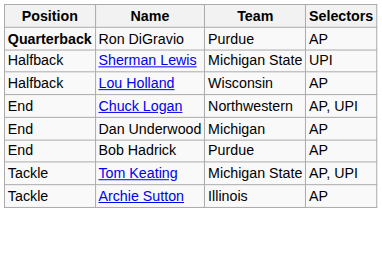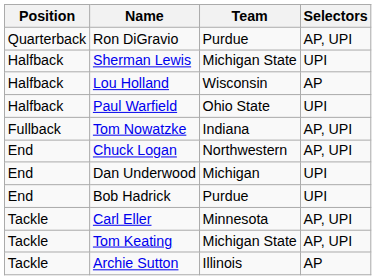(50, 39) bold -> (47, 39) normal
(319, 39) AP -> (328, 39) AP, UPI
+ row: (135, 106)
+ row: (140, 129)
(319, 129) AP -> (315, 174) UPI
(319, 151) AP -> (315, 196) UPI
+ row: (122, 219)
